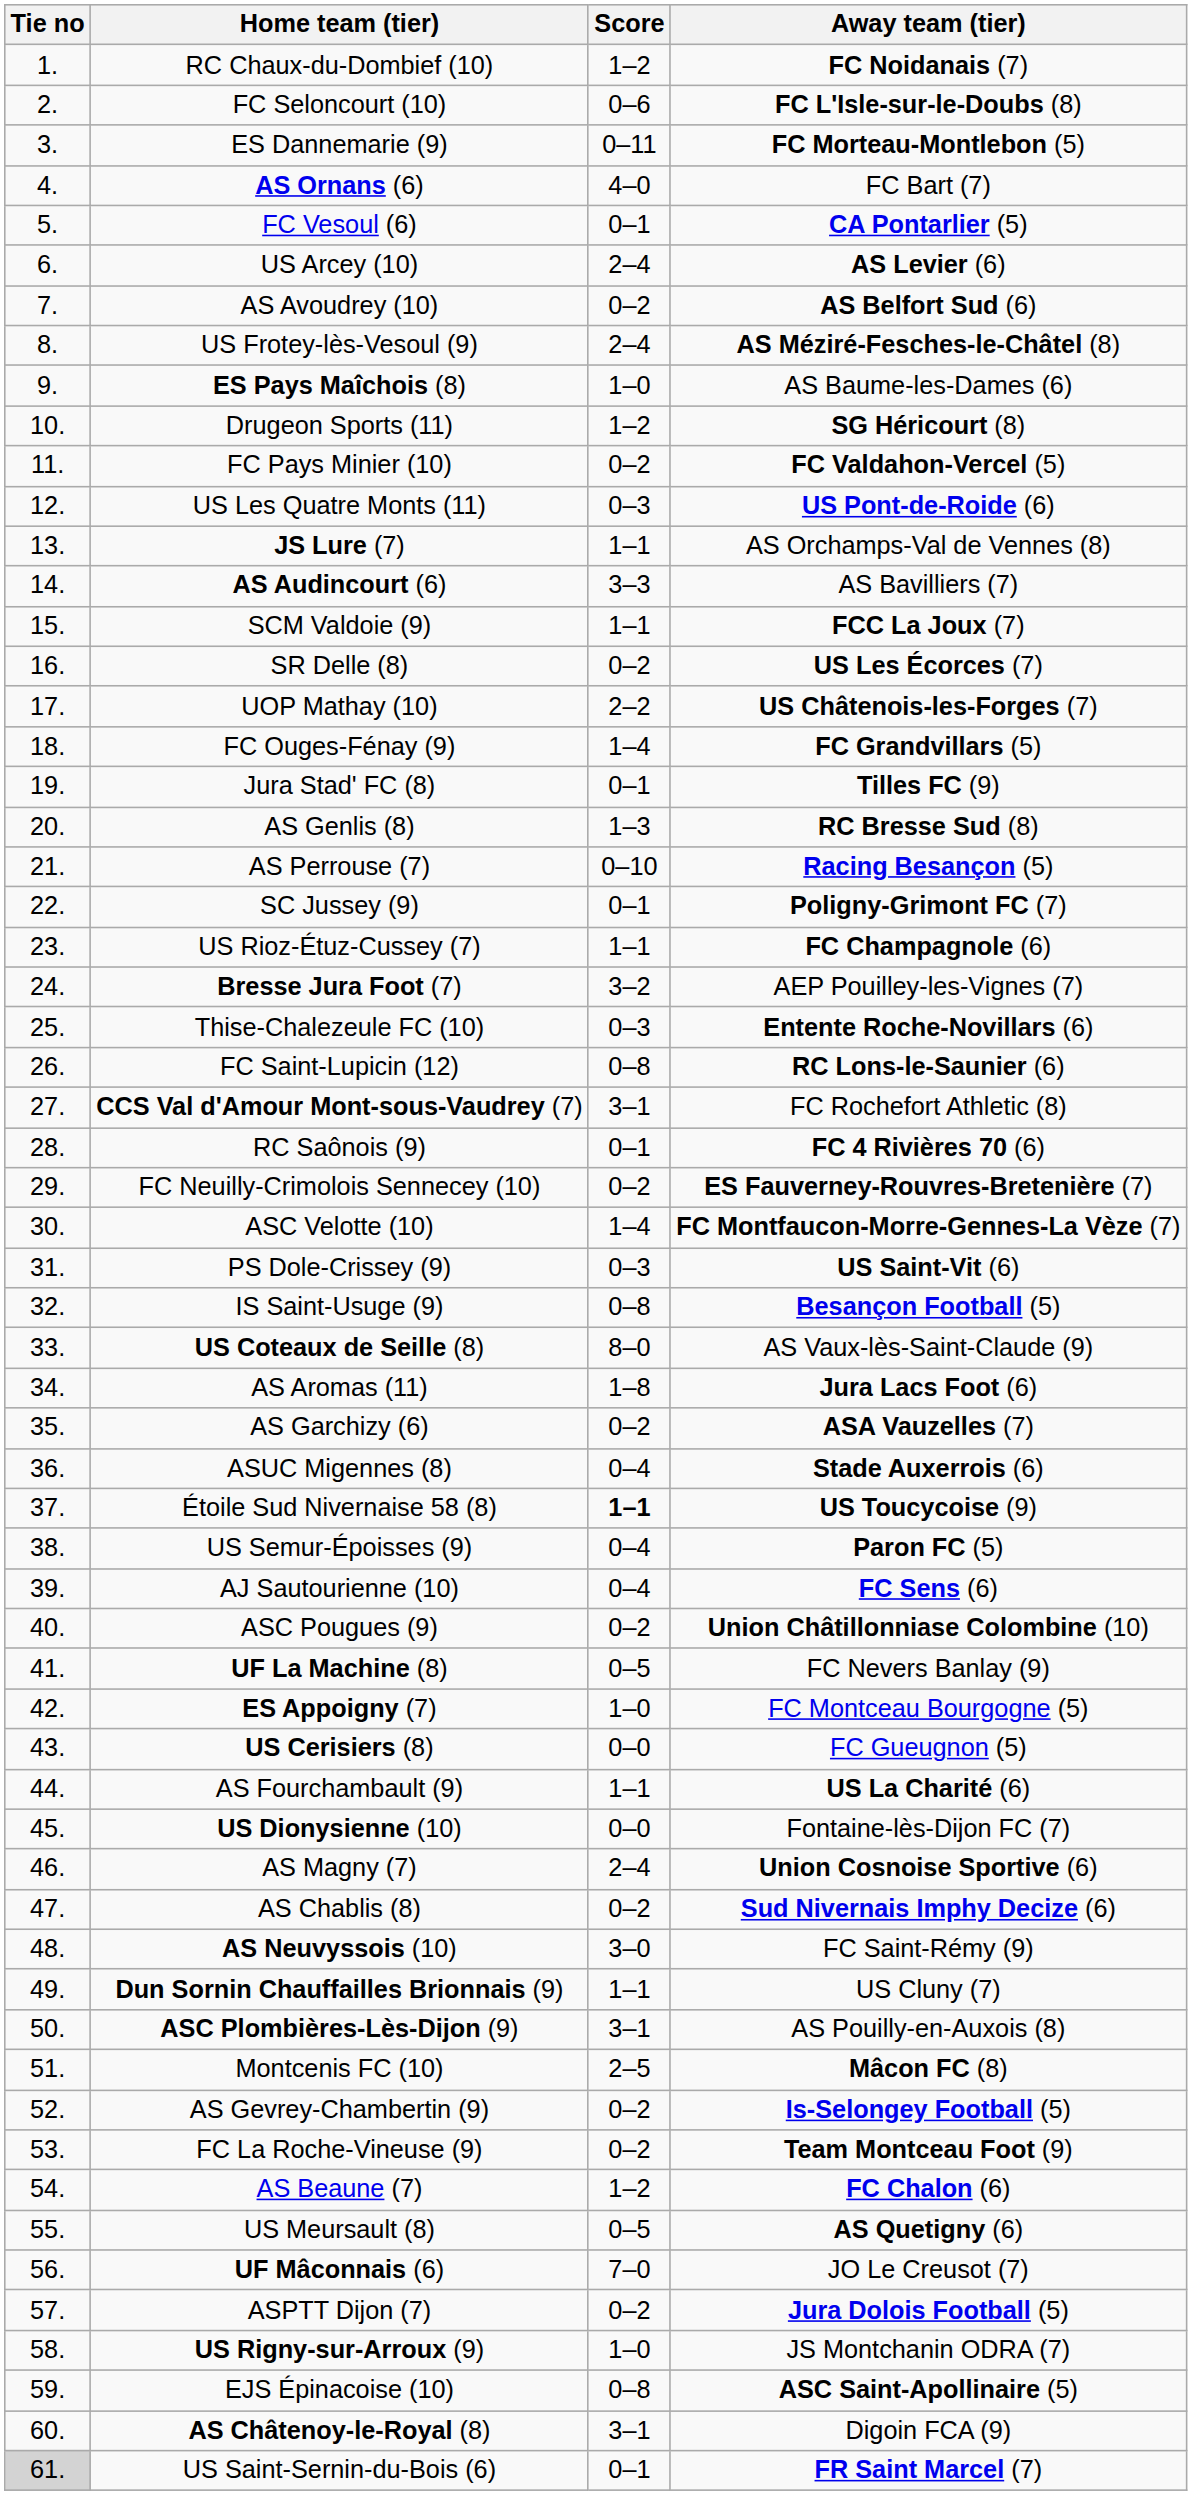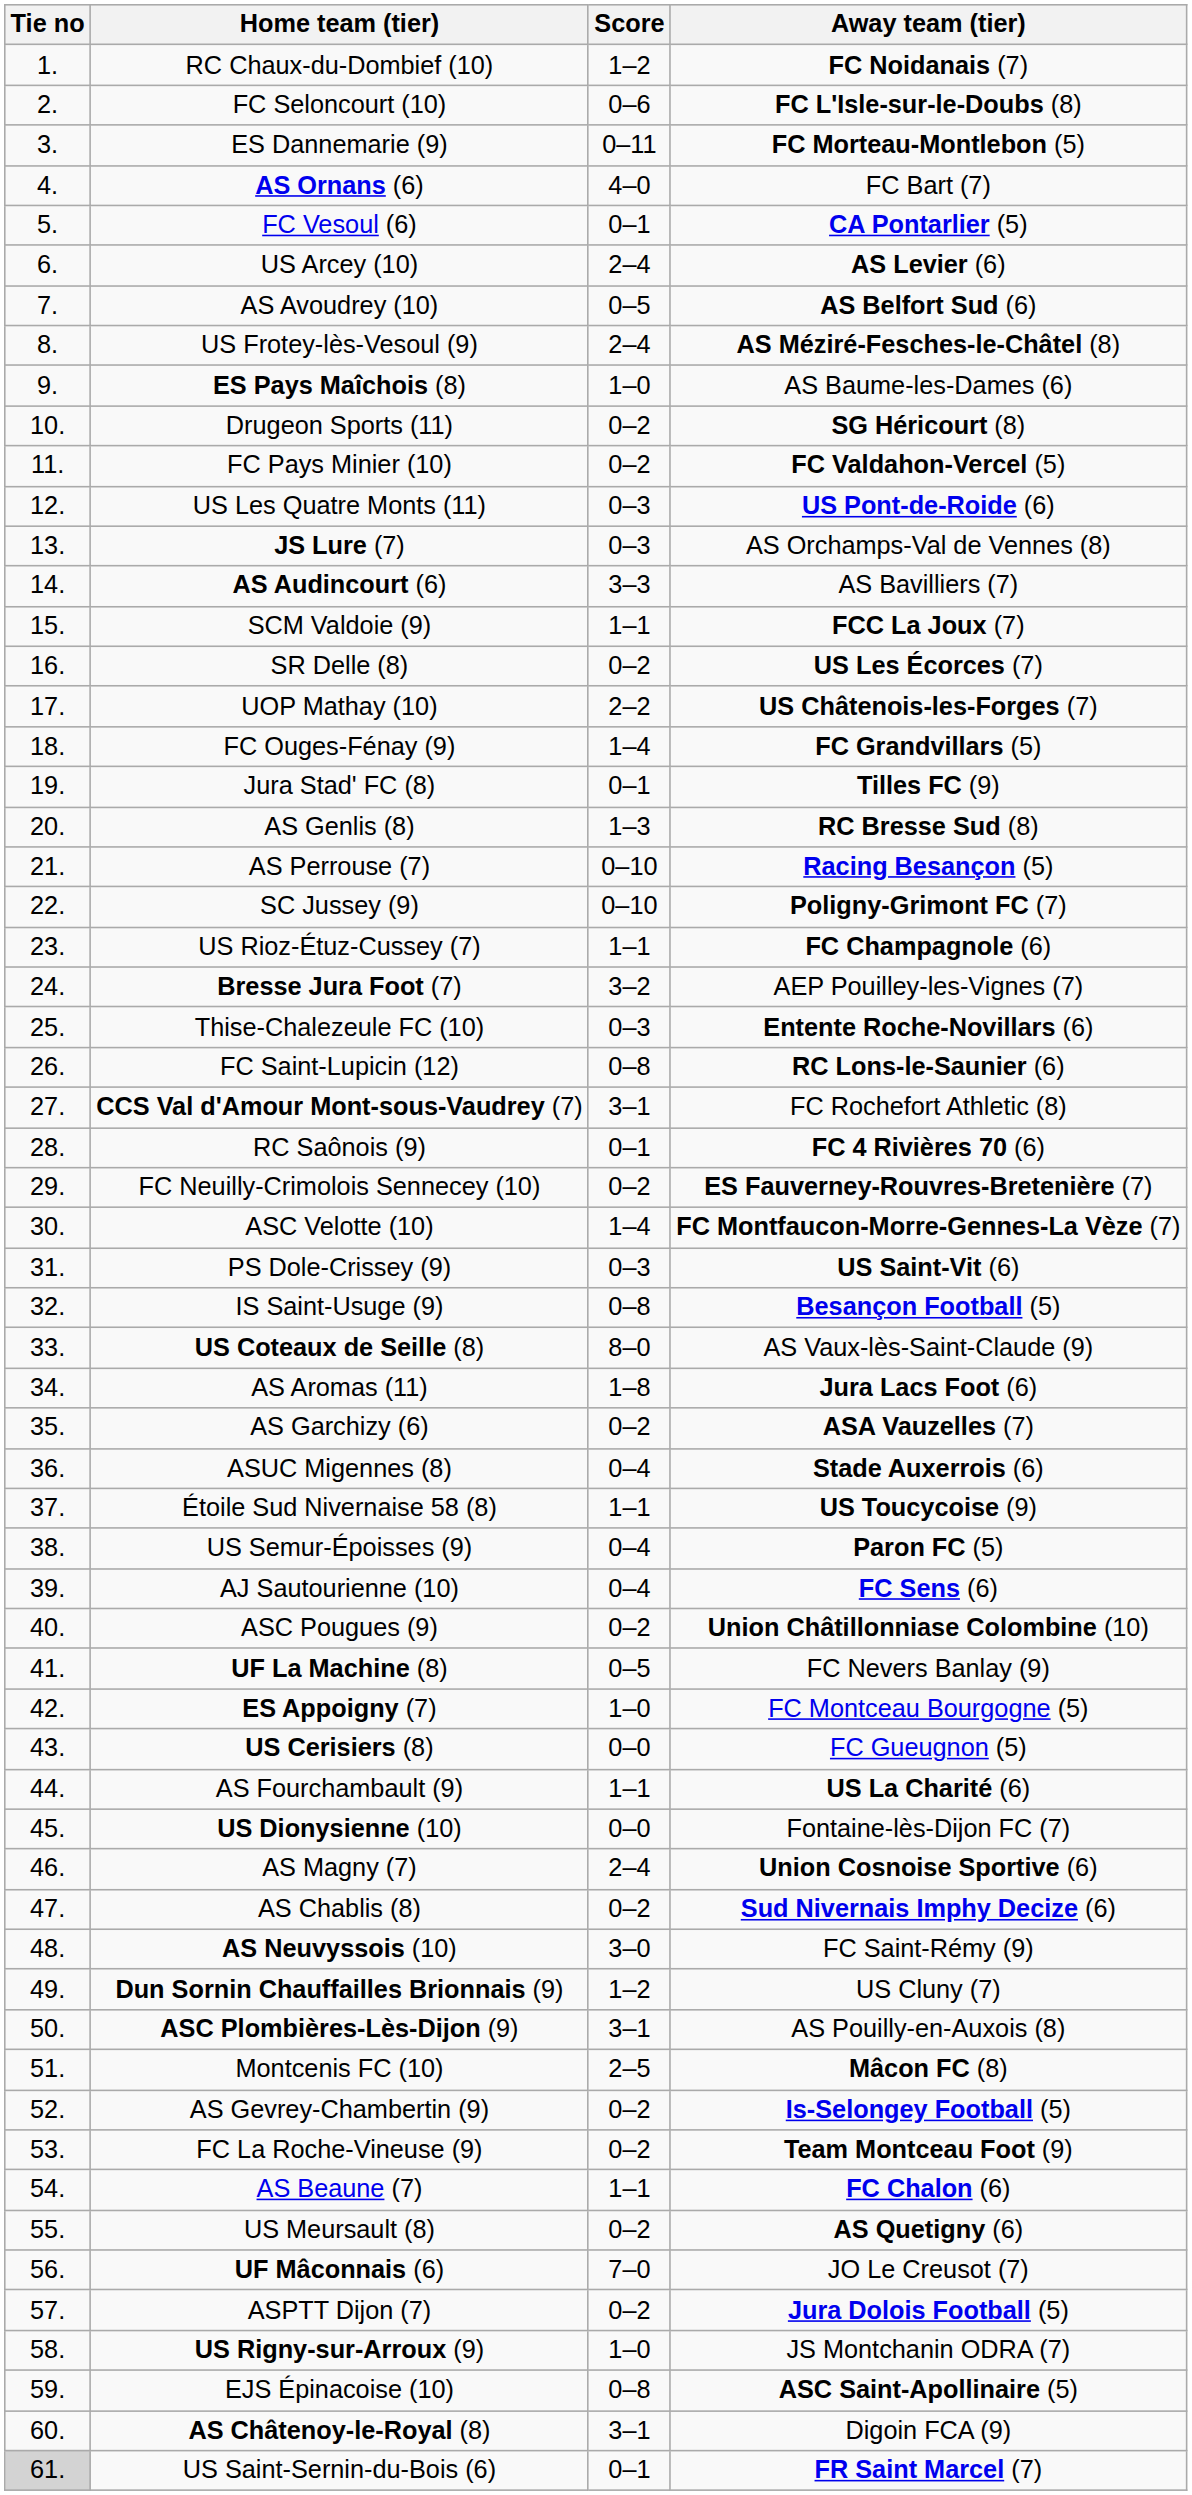(629, 305) 0–2 -> (629, 305) 0–5
(629, 425) 1–2 -> (629, 425) 0–2
(629, 545) 1–1 -> (629, 545) 0–3
(629, 906) 0–1 -> (629, 906) 0–10
(629, 1507) bold -> (629, 1507) normal
(629, 1989) 1–1 -> (629, 1989) 1–2
(629, 2189) 1–2 -> (629, 2189) 1–1
(629, 2229) 0–5 -> (629, 2229) 0–2
